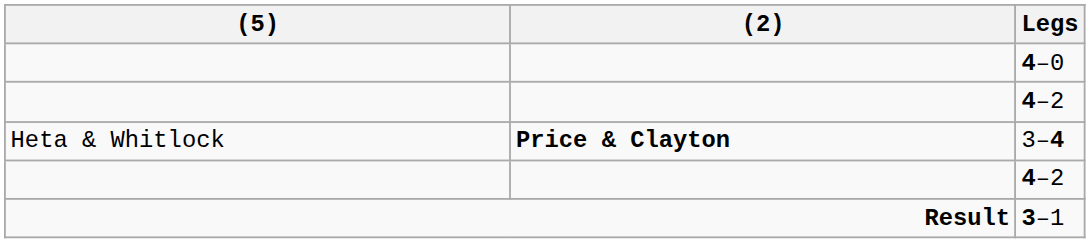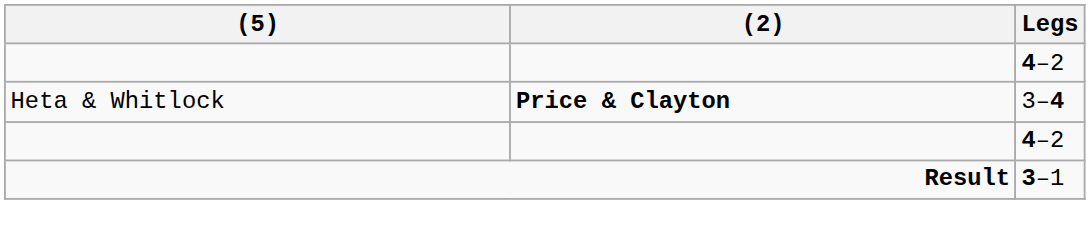- row: (258, 63)
